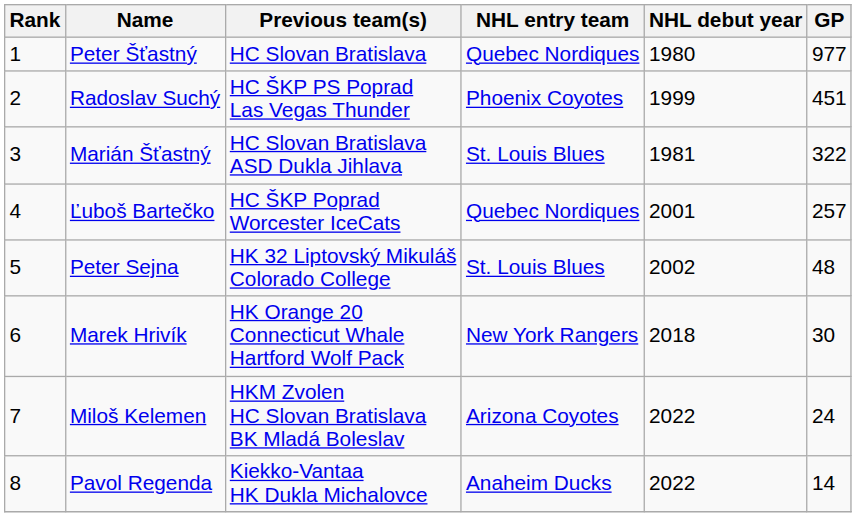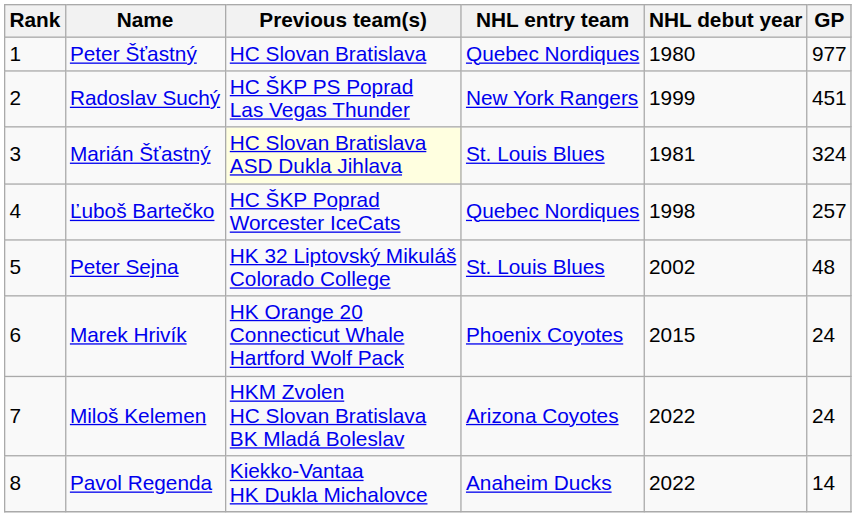(545, 98) Phoenix Coyotes -> (552, 98) New York Rangers
(328, 155) no background -> (328, 155) lightyellow background
(829, 155) 322 -> (829, 155) 324
(672, 211) 2001 -> (672, 211) 1998
(552, 335) New York Rangers -> (545, 335) Phoenix Coyotes
(672, 335) 2018 -> (672, 335) 2015
(823, 335) 30 -> (823, 335) 24
